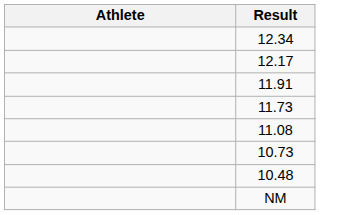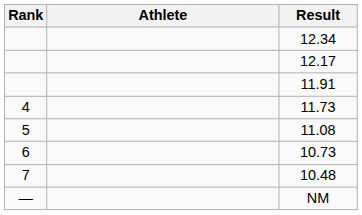+ column: (26, 15)
